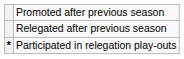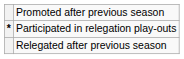rows swapped: (91, 29) <-> (96, 45)
